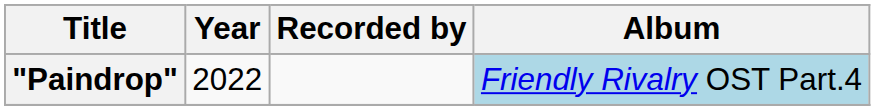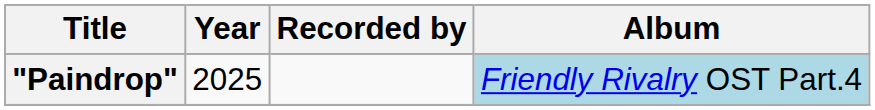(227, 79) 2022 -> (227, 79) 2025
